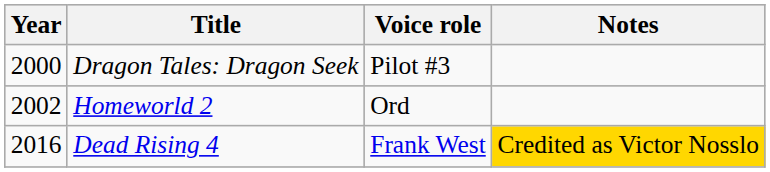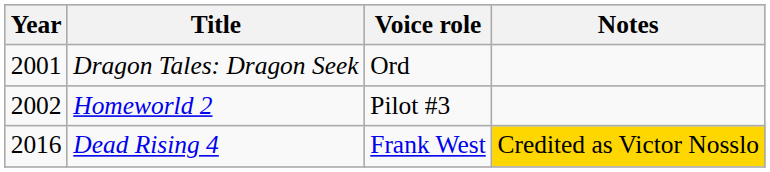(36, 65) 2000 -> (36, 65) 2001
(410, 65) Pilot #3 -> (390, 65) Ord
(390, 105) Ord -> (410, 105) Pilot #3
